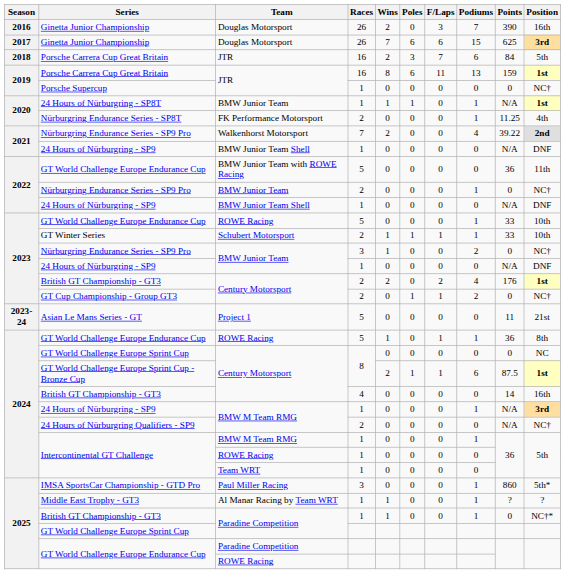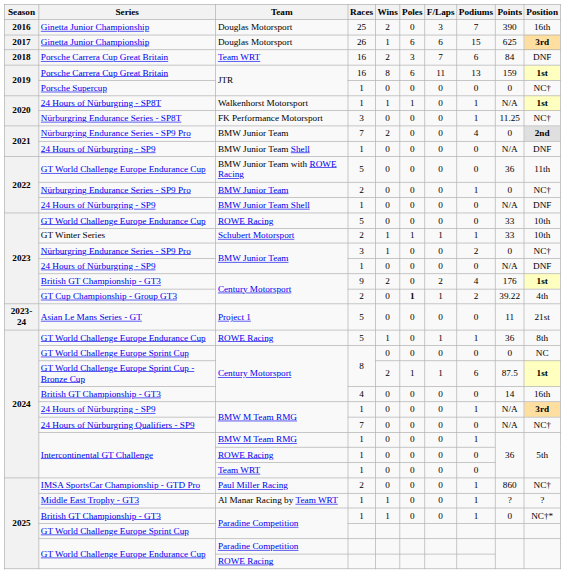(362, 27) 26 -> (362, 27) 25
(388, 42) 7 -> (388, 42) 1
(226, 58) JTR -> (239, 58) Team WRT
(542, 58) 5th -> (542, 58) DNF
(253, 103) BMW Junior Team -> (263, 103) Walkenhorst Motorsport
(362, 118) 2 -> (362, 118) 3
(542, 118) 4th -> (542, 118) NC†
(263, 134) Walkenhorst Motorsport -> (253, 134) BMW Junior Team
(510, 134) 39.22 -> (510, 134) 0
(476, 220) 1 -> (476, 220) 0
(362, 281) 2 -> (362, 281) 9
(412, 296) normal -> (412, 296) bold
(510, 296) 0 -> (510, 296) 39.22
(542, 296) NC† -> (542, 296) 4th
(362, 425) 2 -> (362, 425) 7
(362, 485) 3 -> (362, 485) 2
(542, 485) 5th* -> (542, 485) NC†
